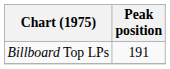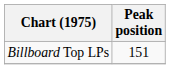(139, 52) 191 -> (139, 52) 151
